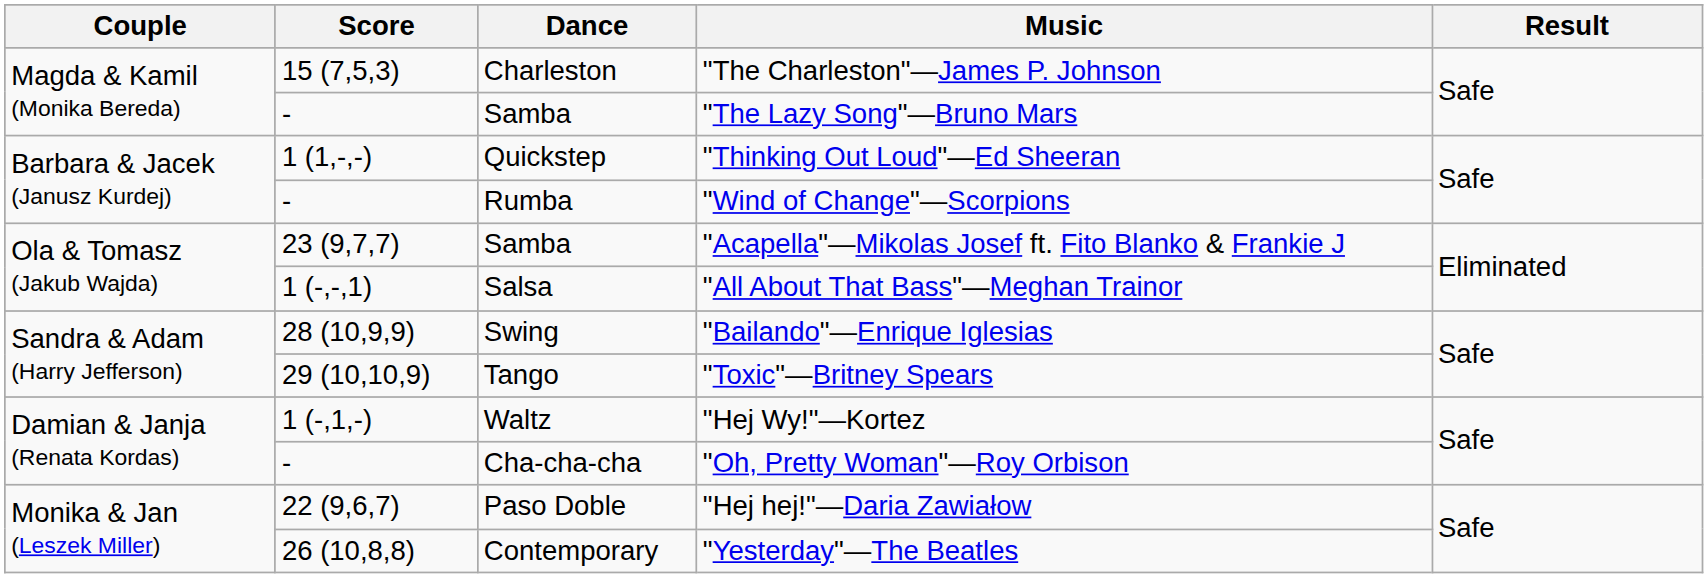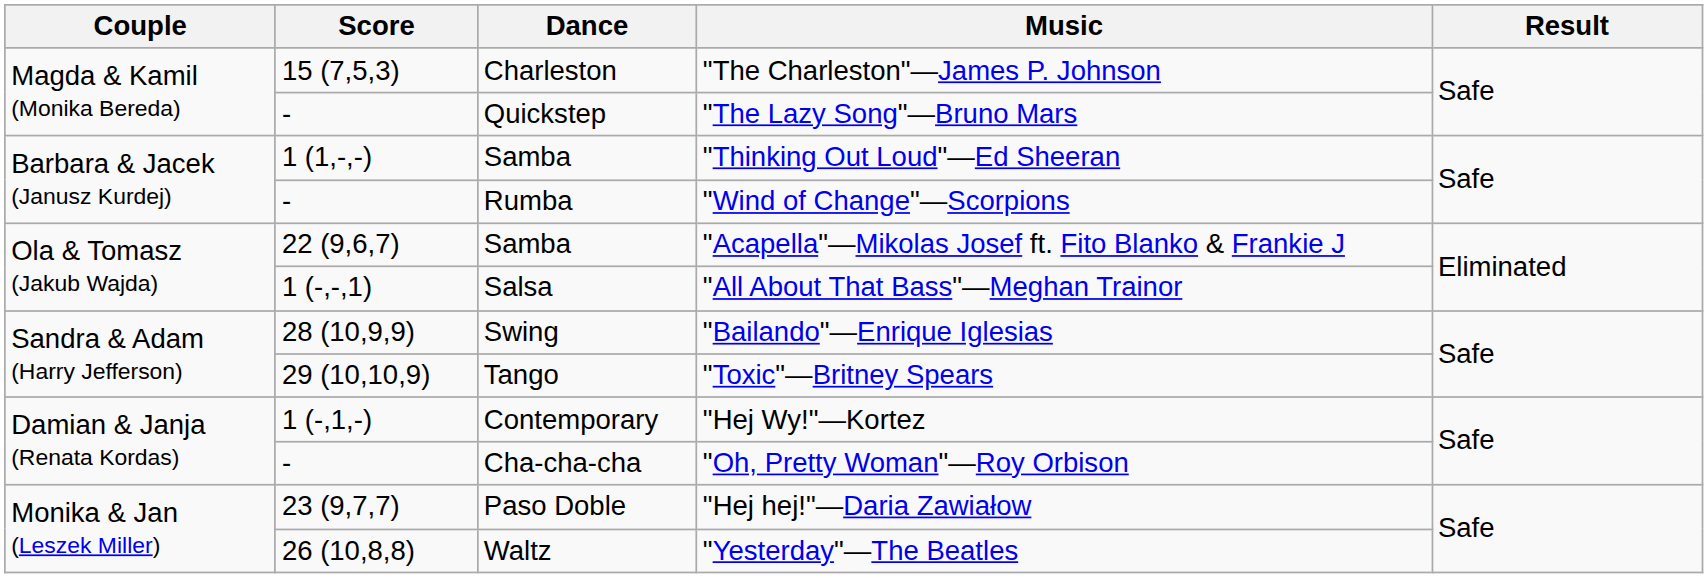(527, 113) Samba -> (545, 113) Quickstep
(545, 157) Quickstep -> (527, 157) Samba
(341, 244) 23 (9,7,7) -> (341, 244) 22 (9,6,7)
(518, 419) Waltz -> (571, 419) Contemporary
(341, 506) 22 (9,6,7) -> (341, 506) 23 (9,7,7)
(571, 550) Contemporary -> (518, 550) Waltz
